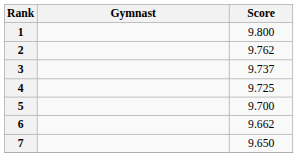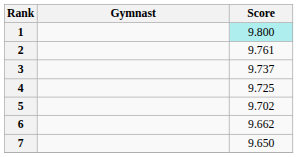(261, 32) no background -> (261, 32) paleturquoise background
(261, 50) 9.762 -> (261, 50) 9.761
(261, 106) 9.700 -> (261, 106) 9.702
